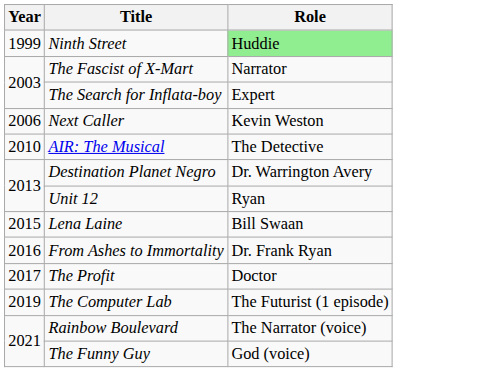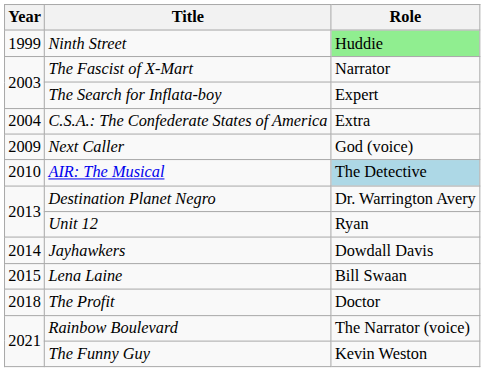+ row: (188, 120)
(25, 120) 2006 -> (25, 146) 2009
(278, 120) Kevin Weston -> (374, 146) God (voice)
(277, 146) no background -> (381, 172) lightblue background
+ row: (87, 250)
- row: (136, 250)
(25, 276) 2017 -> (25, 302) 2018
- row: (110, 302)
(271, 353) God (voice) -> (381, 353) Kevin Weston
